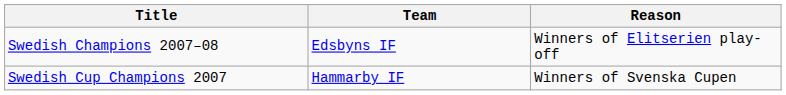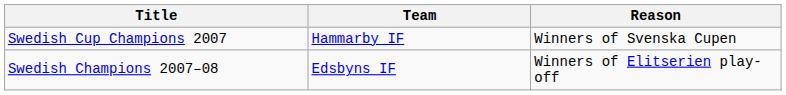rows swapped: (113, 47) <-> (117, 78)
